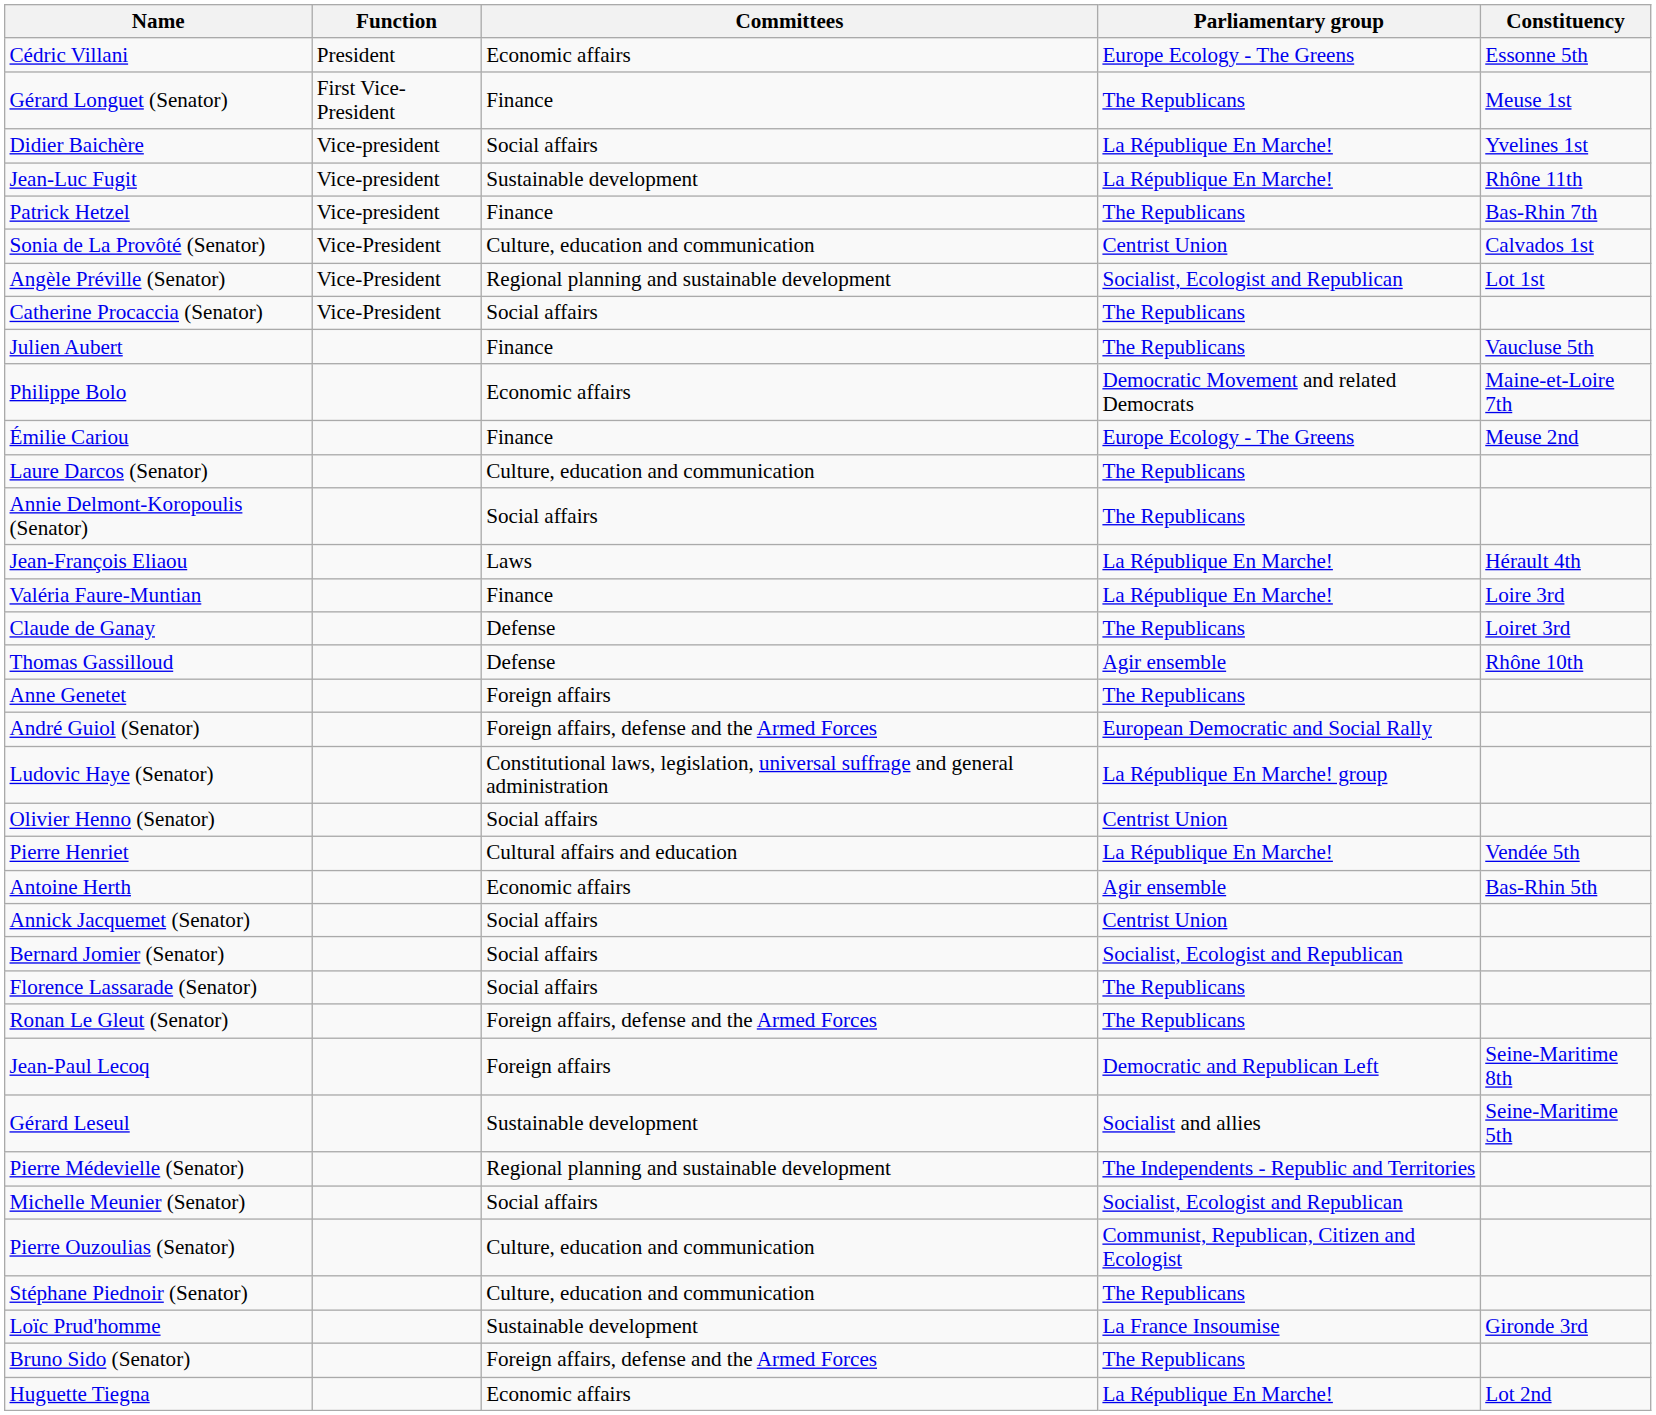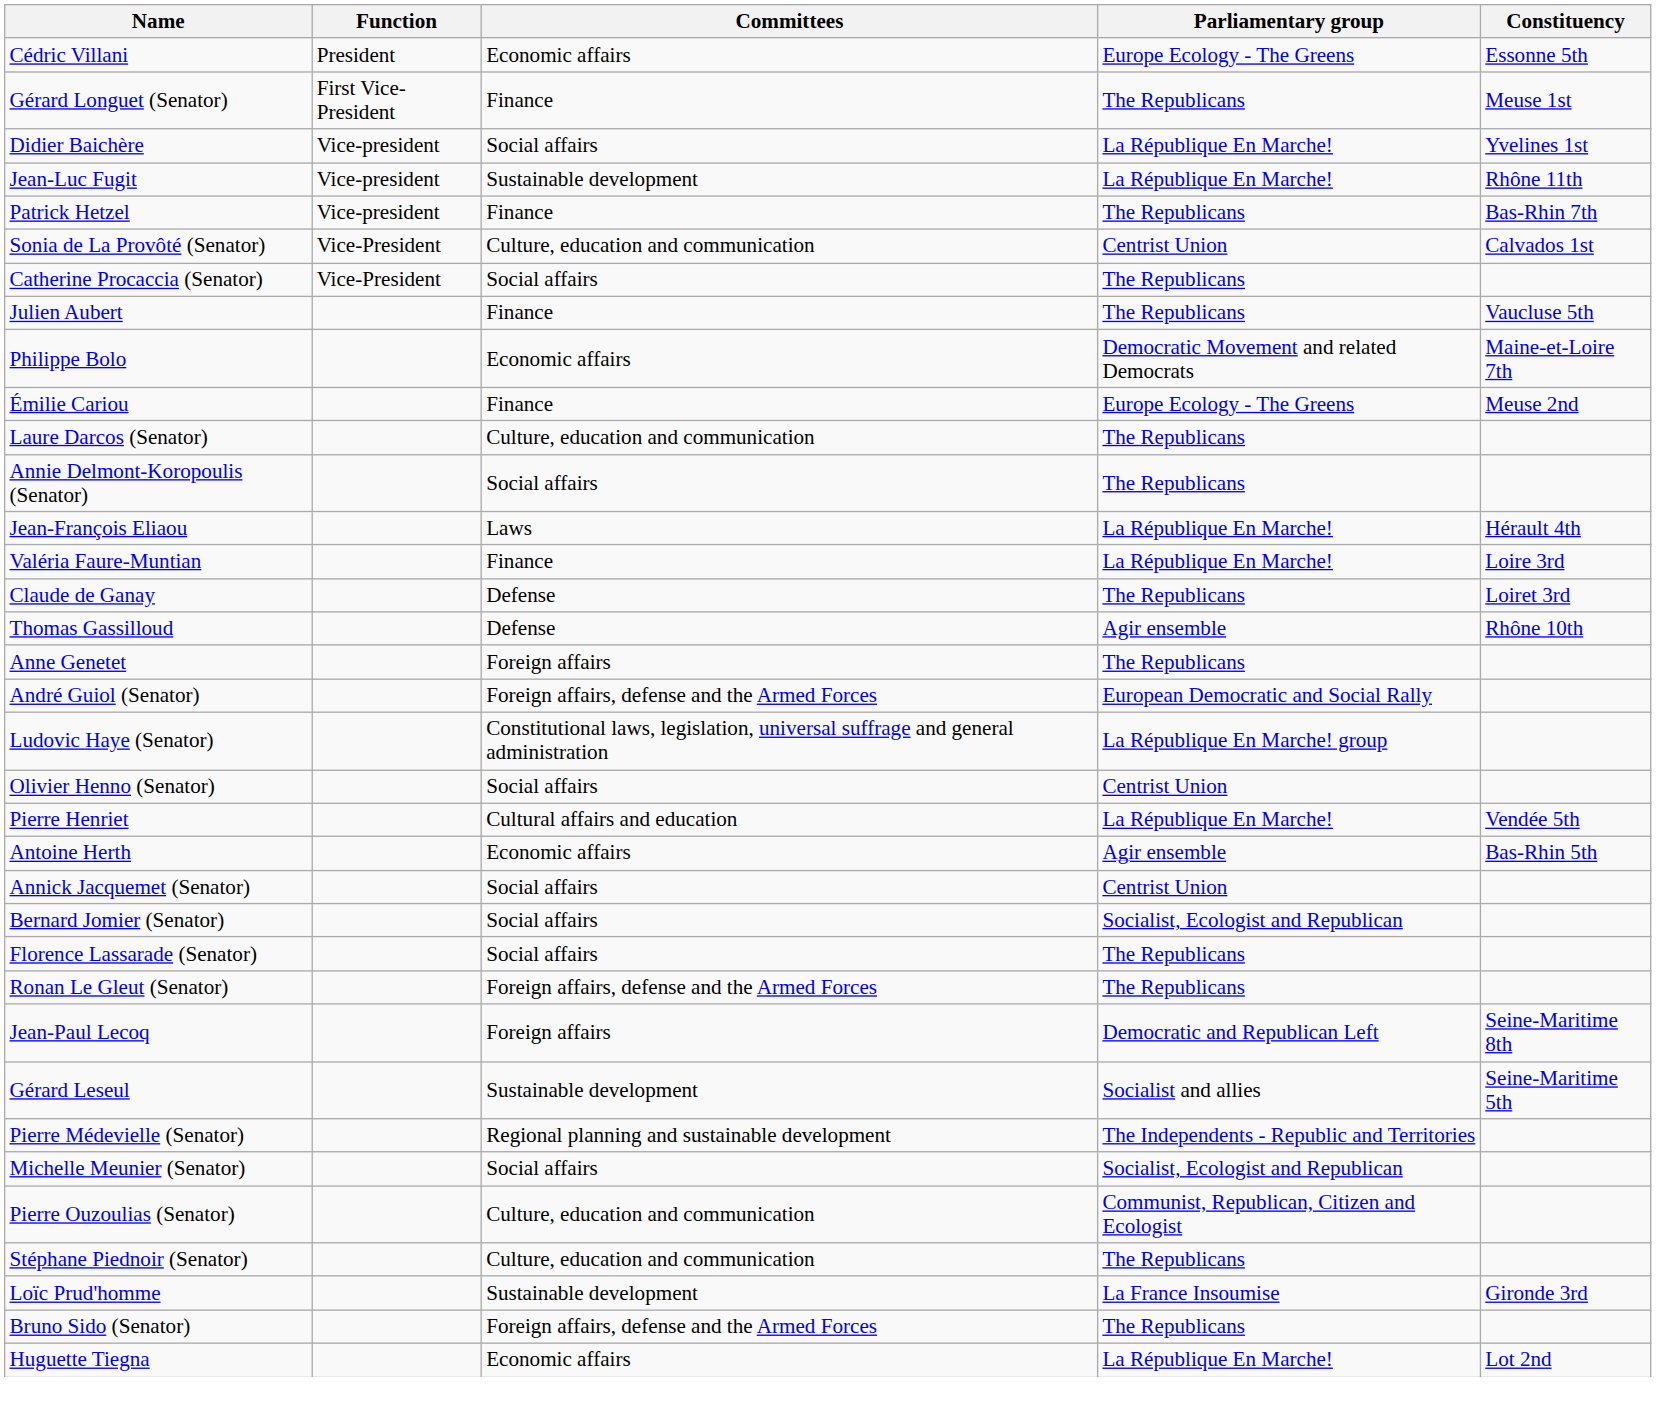- row: (117, 279)
